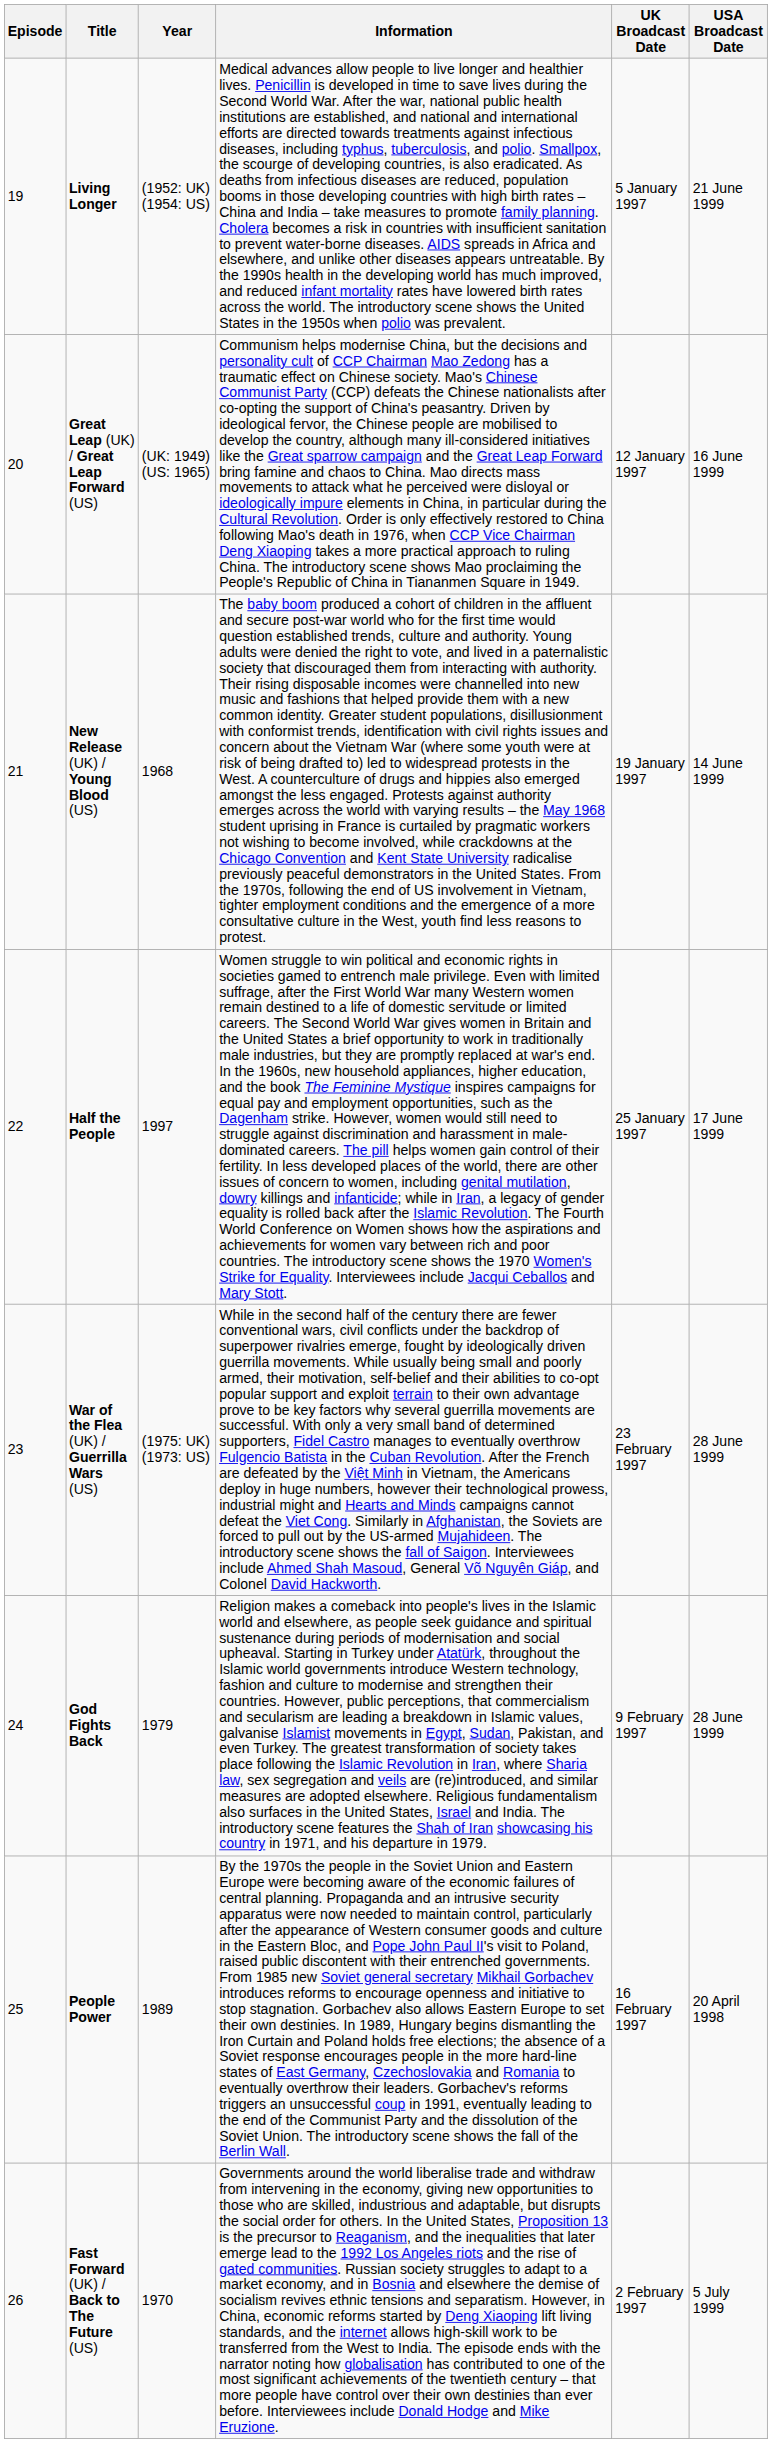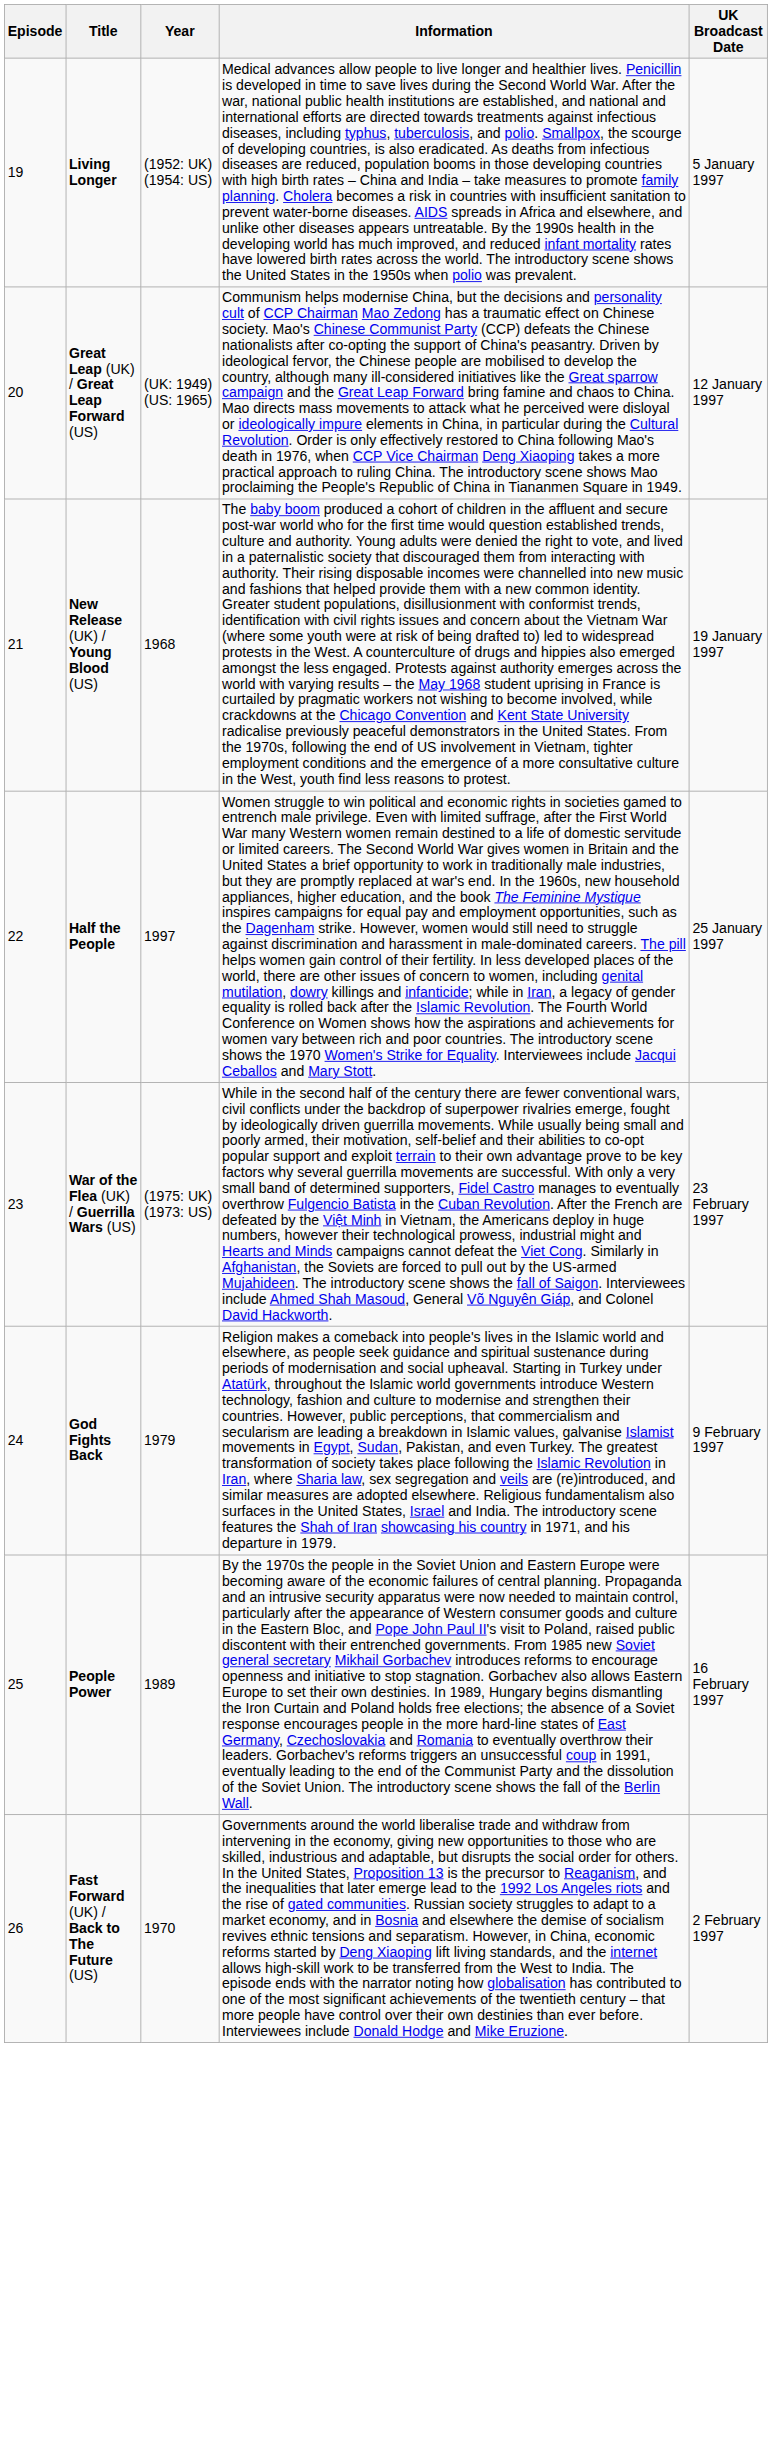- column: (728, 31)
